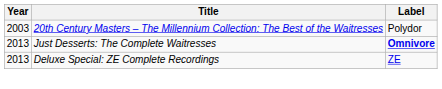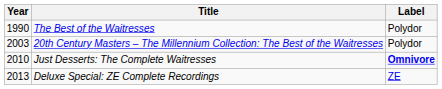+ row: (94, 28)
(18, 44) 2013 -> (18, 60) 2010
